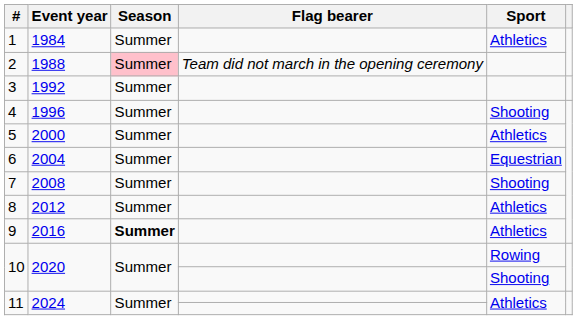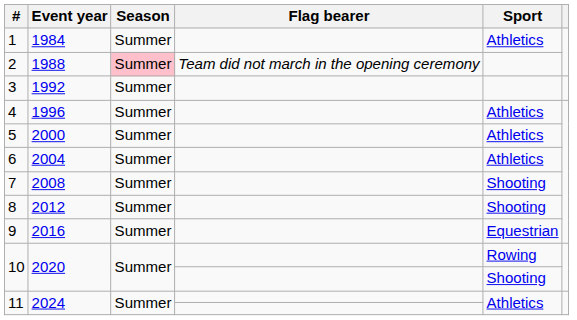(520, 111) Shooting -> (515, 111) Athletics
(526, 159) Equestrian -> (515, 159) Athletics
(518, 207) Athletics -> (516, 207) Shooting
(145, 231) bold -> (143, 231) normal
(518, 231) Athletics -> (523, 231) Equestrian
